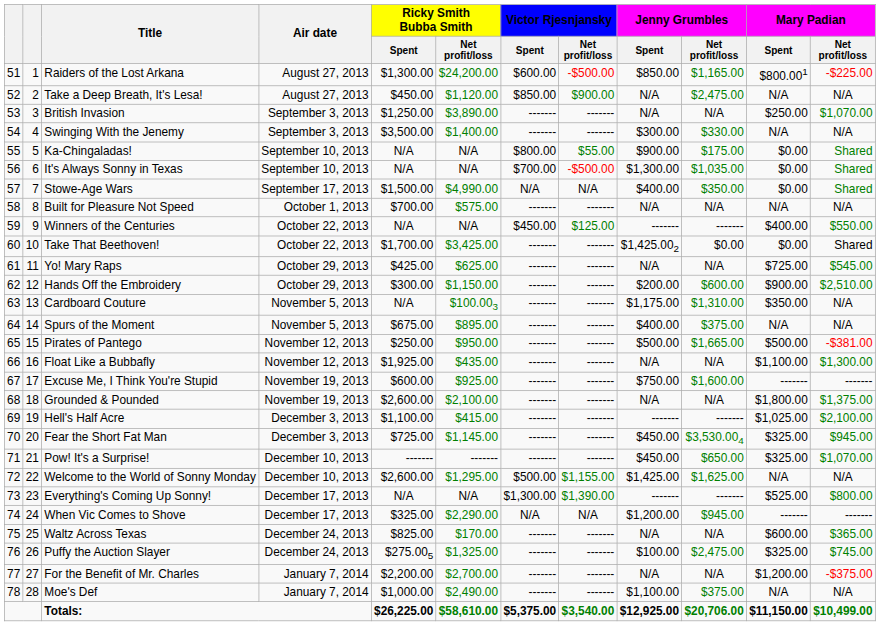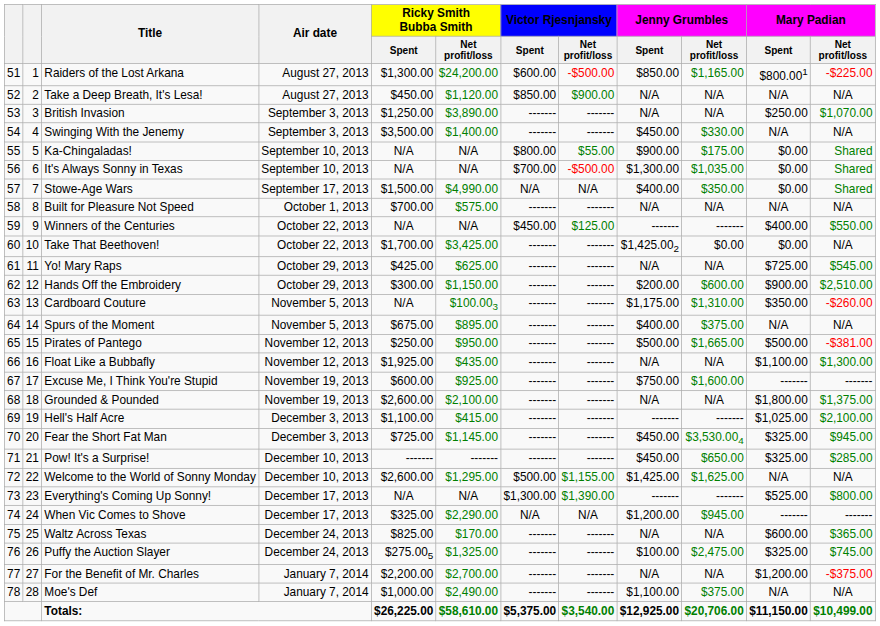(717, 94) $2,475.00 -> (714, 94) N/A
(658, 132) $300.00 -> (658, 132) $450.00
(853, 245) Shared -> (843, 245) N/A
(843, 303) N/A -> (849, 303) -$260.00
(846, 458) $1,070.00 -> (851, 458) $285.00
